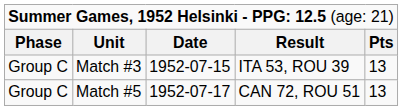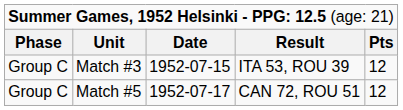(378, 67) 13 -> (378, 67) 12
(378, 92) 13 -> (378, 92) 12
